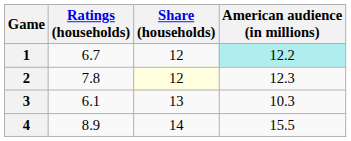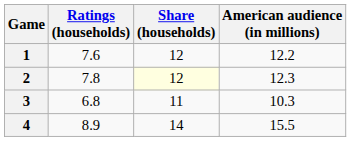(91, 55) 6.7 -> (91, 55) 7.6
(282, 55) paleturquoise background -> (282, 55) no background
(91, 101) 6.1 -> (91, 101) 6.8
(176, 101) 13 -> (176, 101) 11
